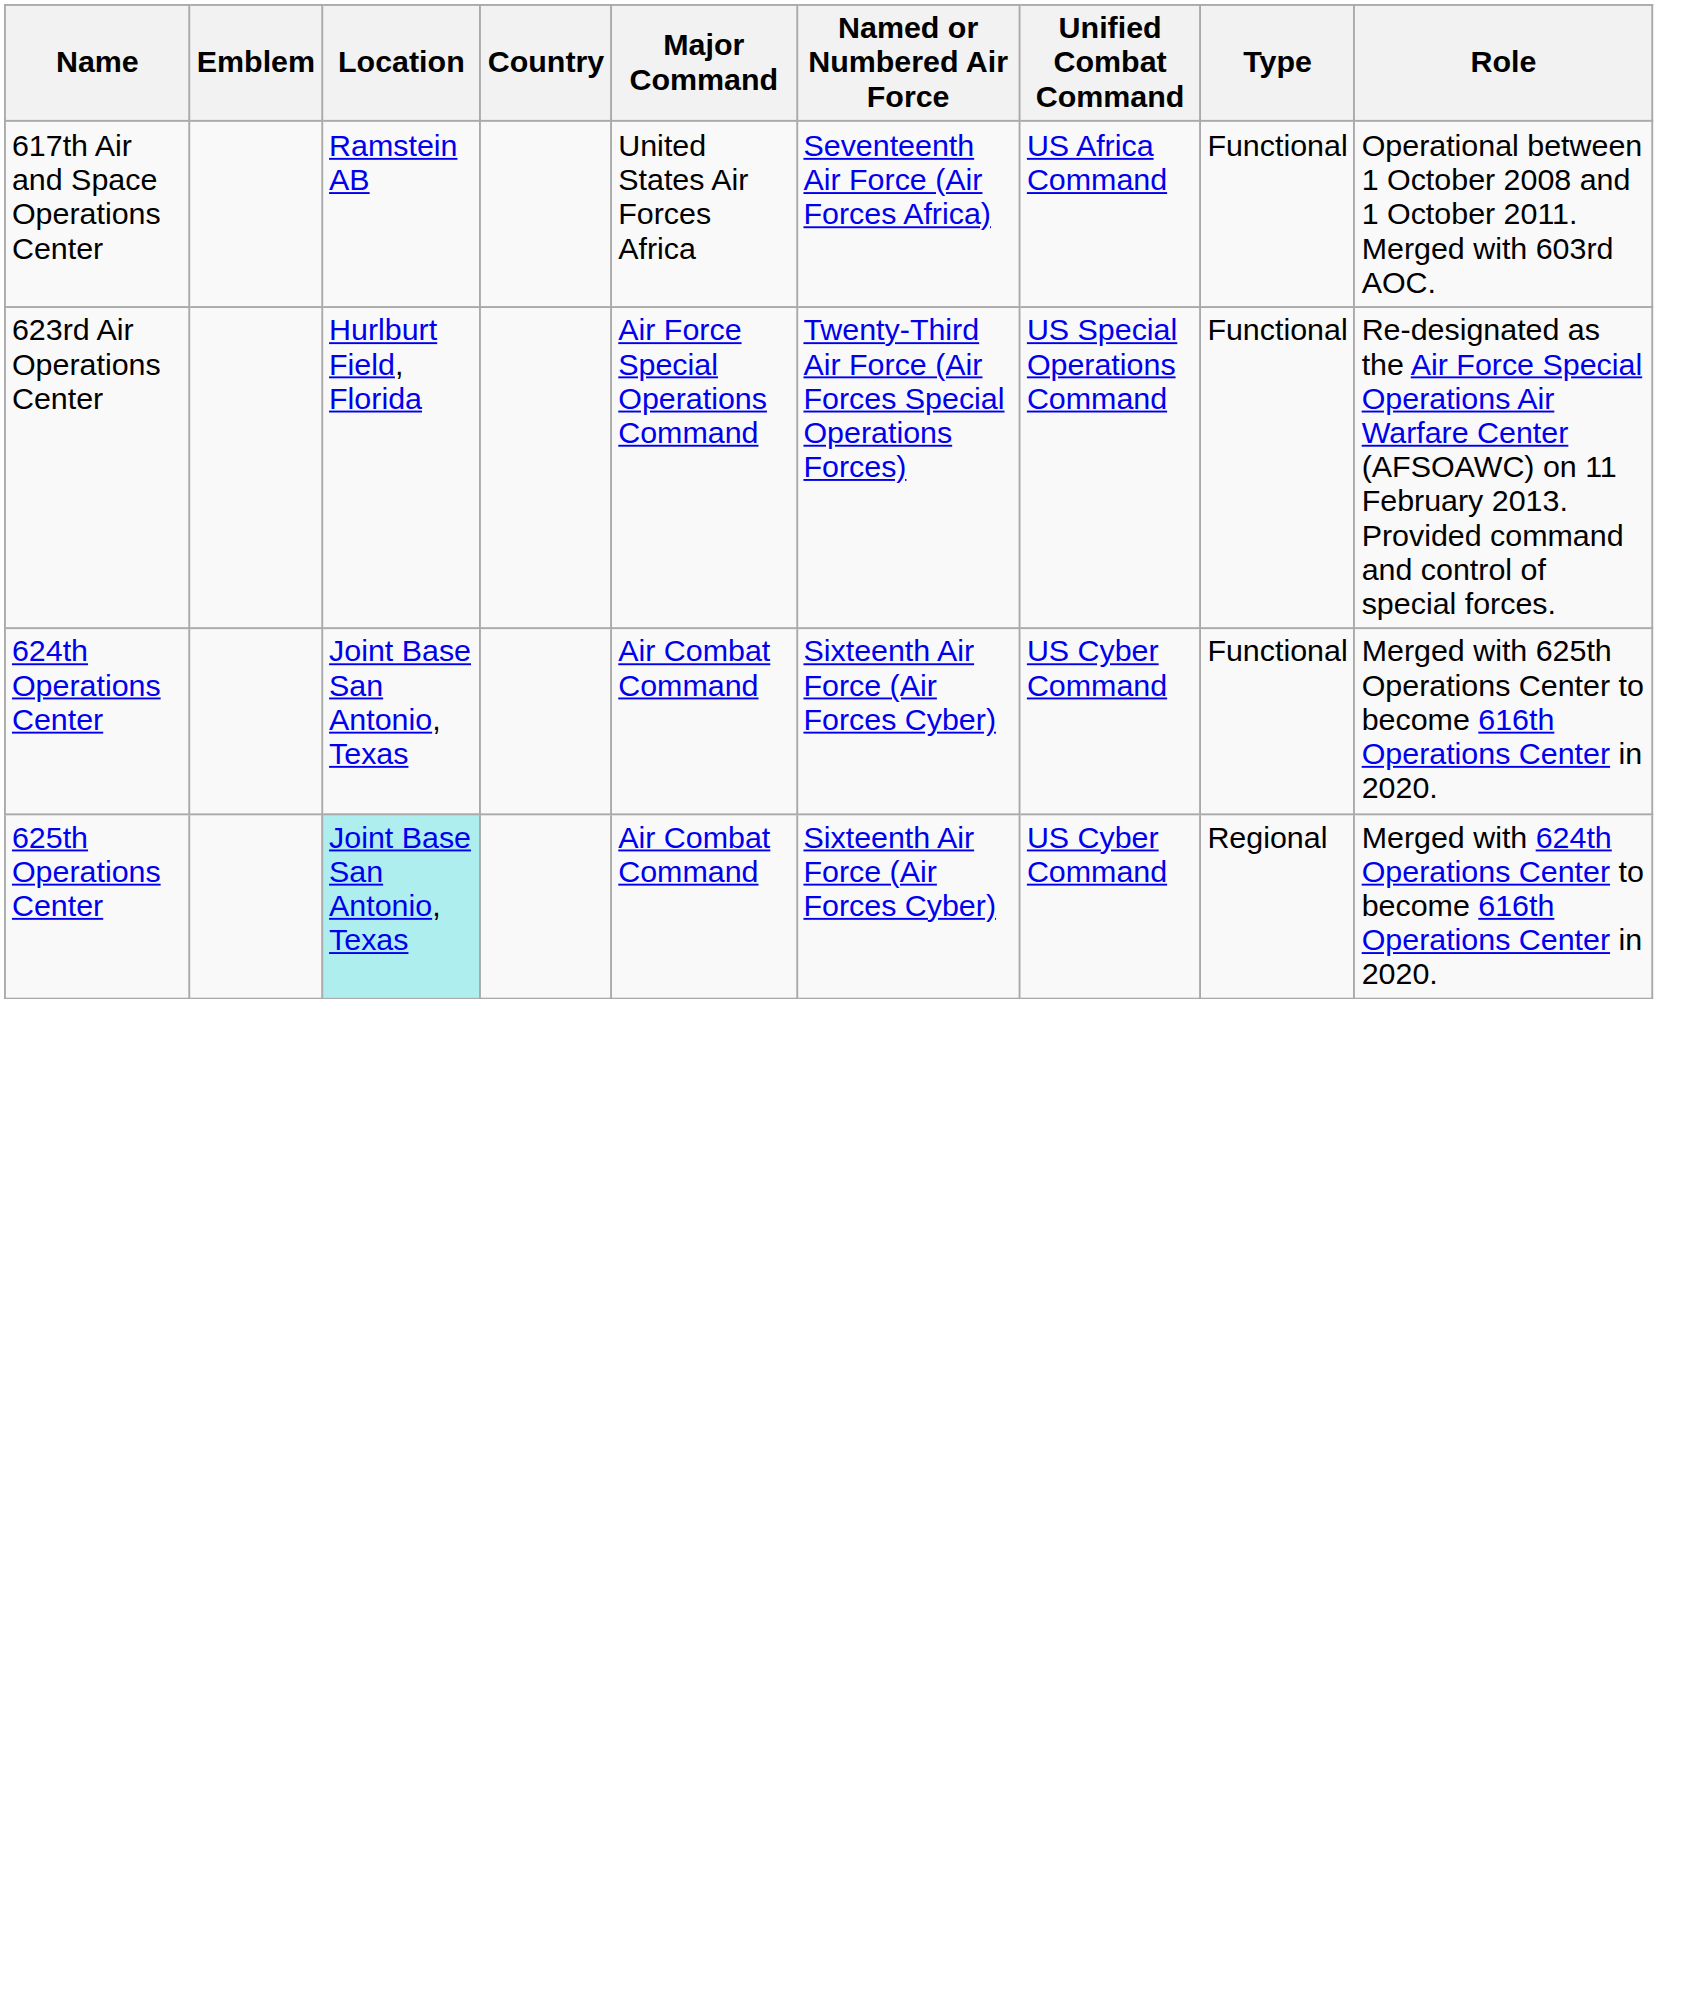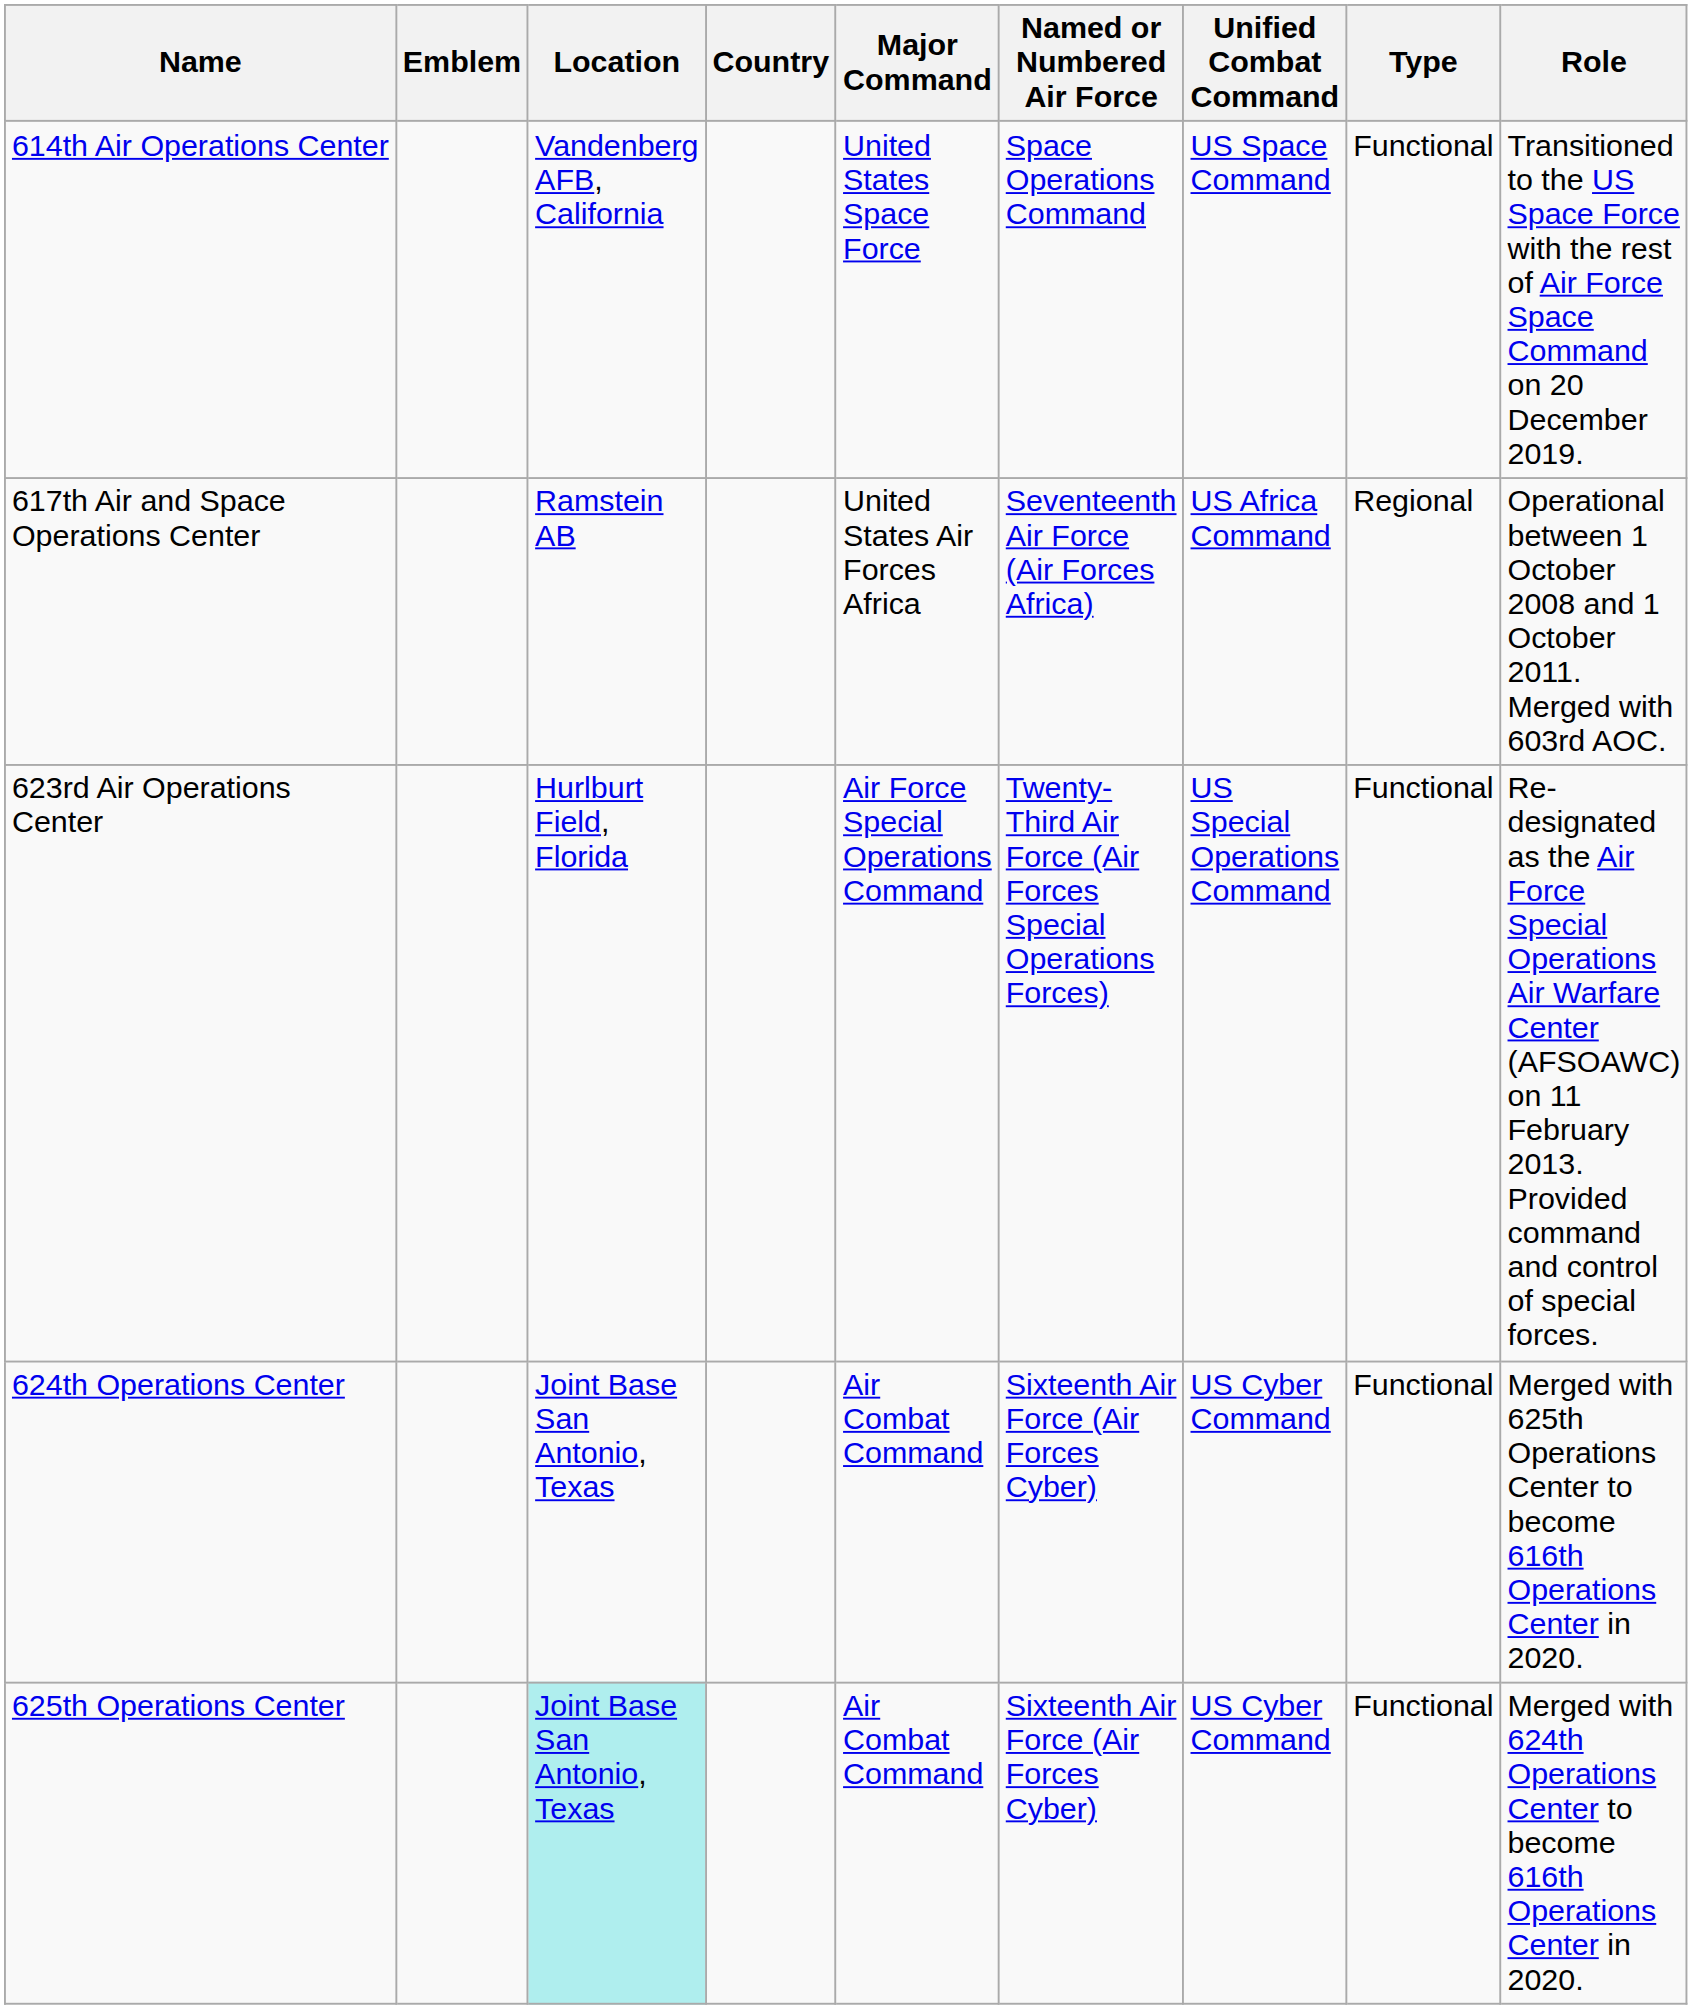+ row: (200, 145)
(1278, 145) Functional -> (1413, 501) Regional
(1267, 837) Regional -> (1423, 1706) Functional
